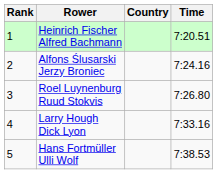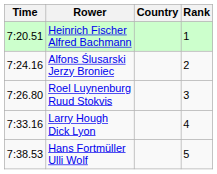columns swapped: (20, 13) <-> (192, 13)
